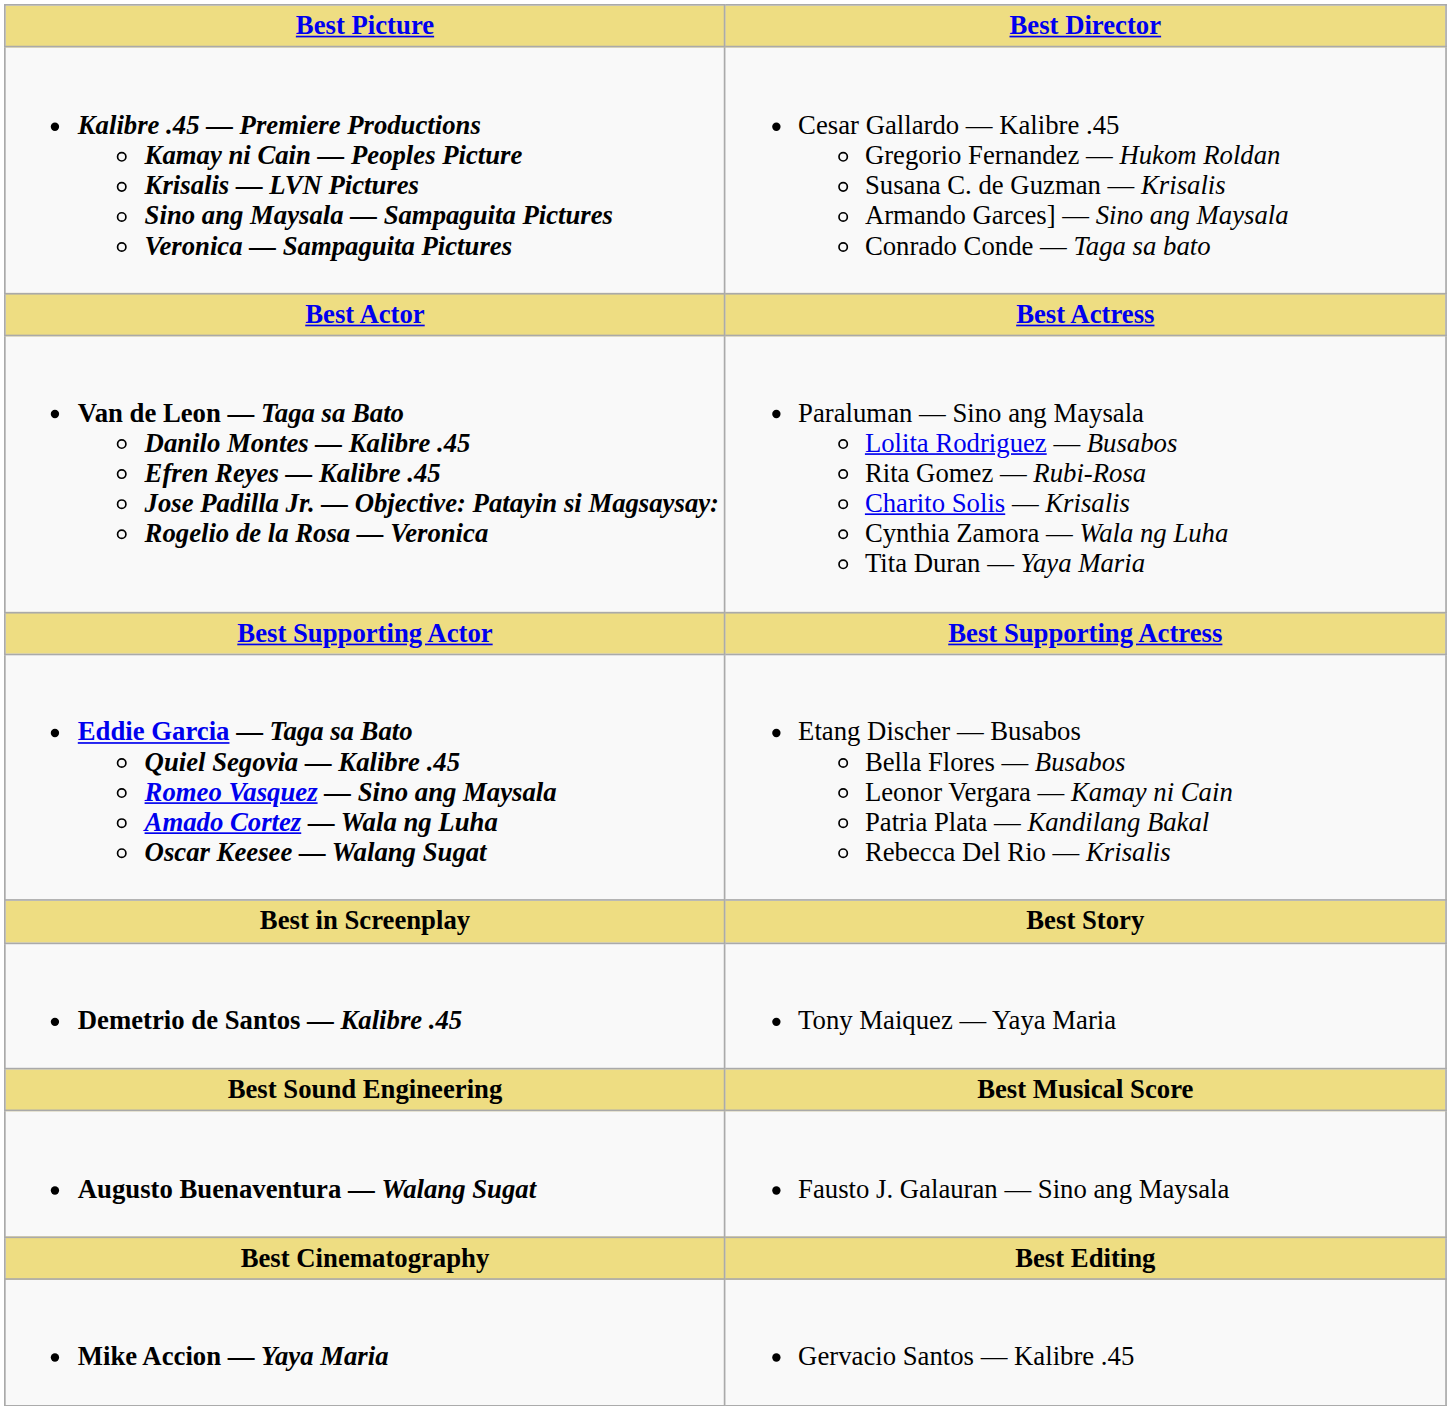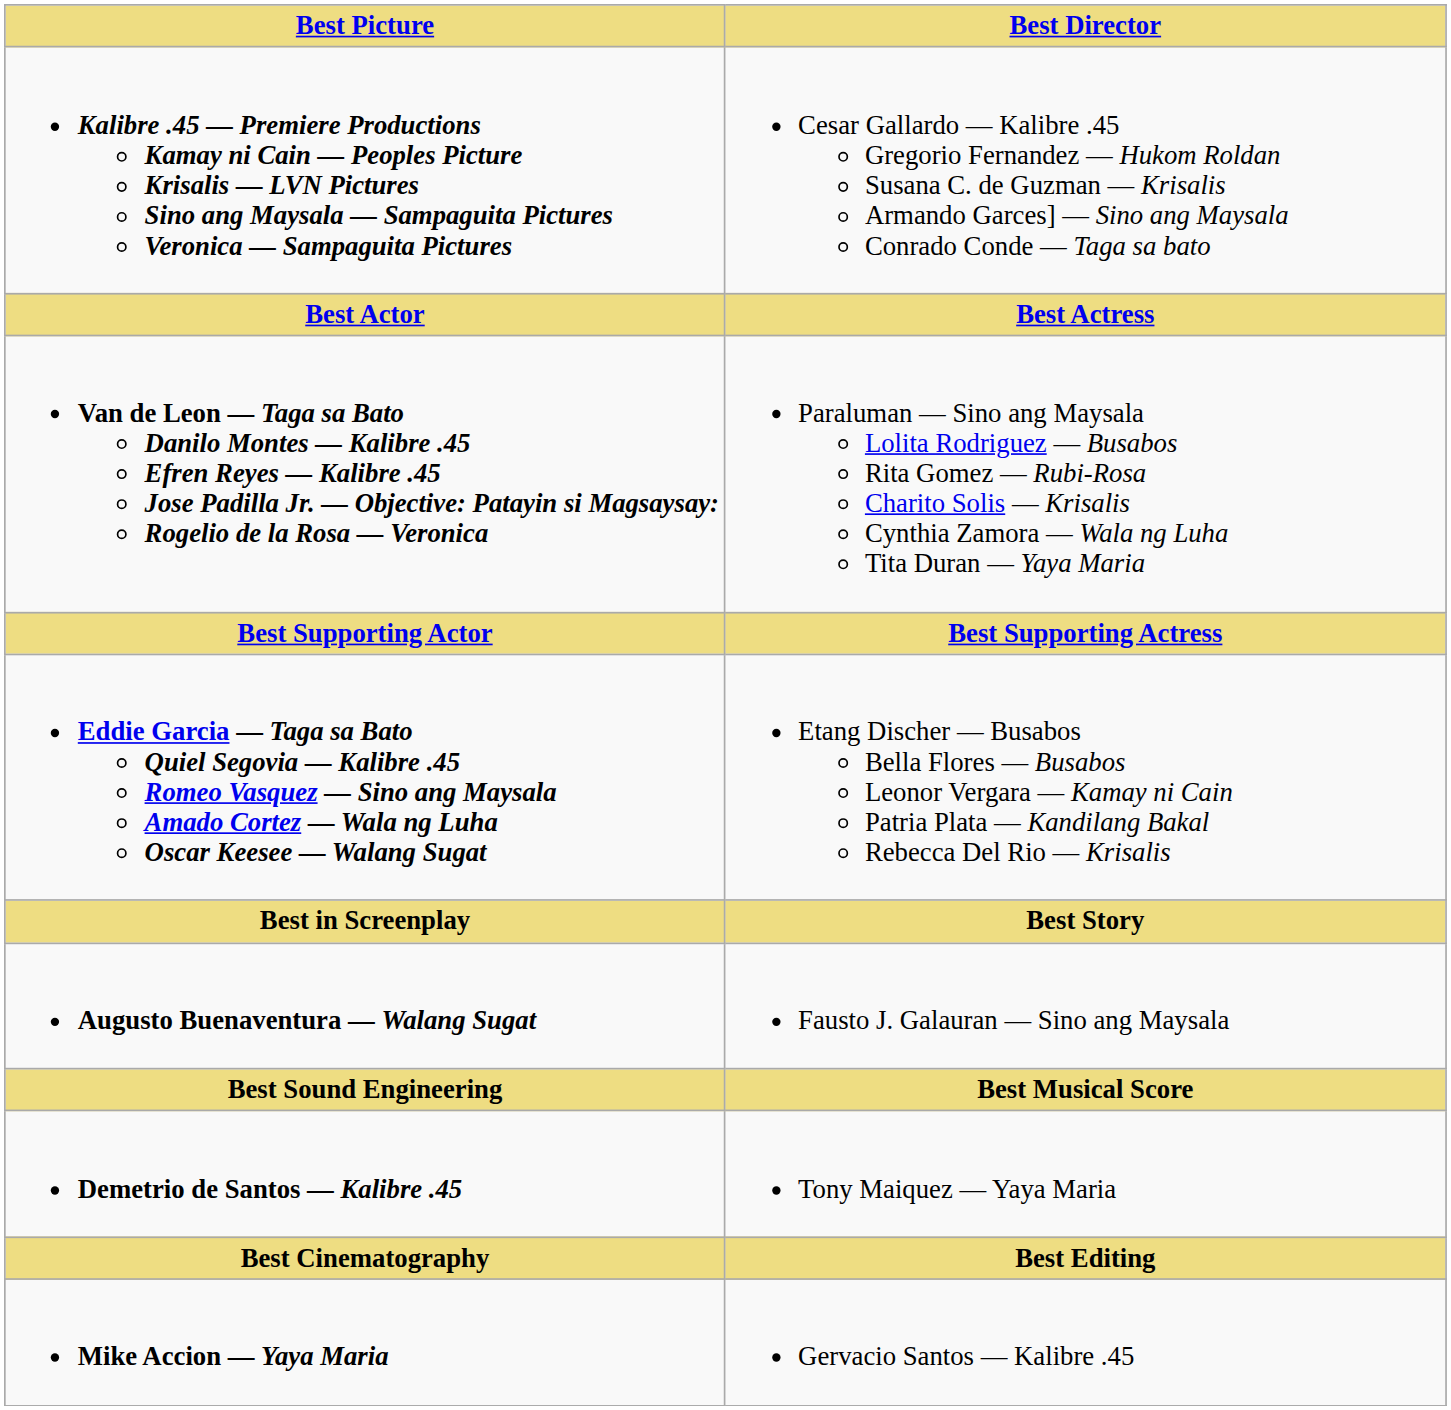rows swapped: (365, 1189) <-> (365, 1021)
